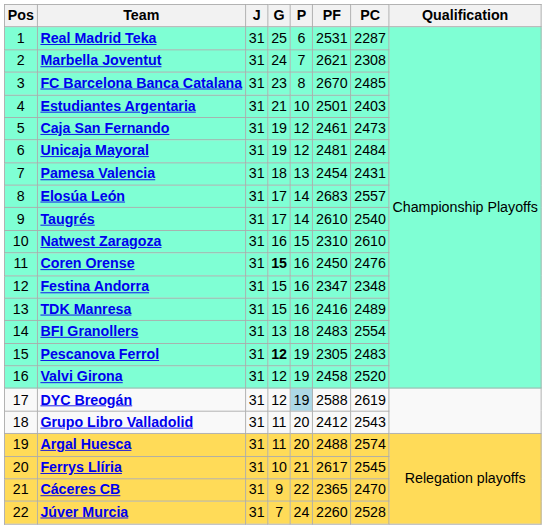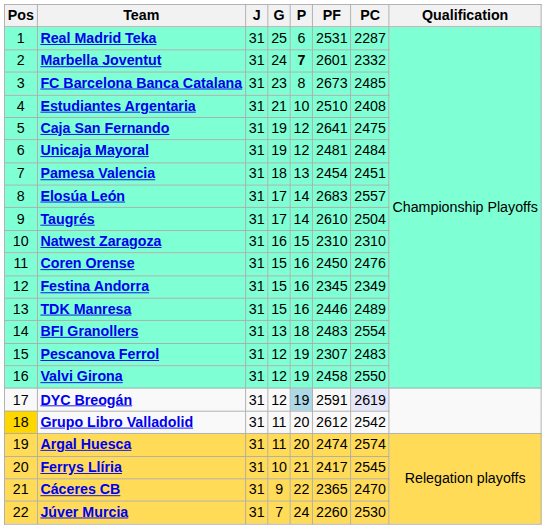(301, 60) normal -> (301, 60) bold
(332, 60) 2621 -> (332, 60) 2601
(370, 60) 2308 -> (370, 60) 2332
(332, 83) 2670 -> (332, 83) 2673
(332, 106) 2501 -> (332, 106) 2510
(370, 106) 2403 -> (370, 106) 2408
(332, 128) 2461 -> (332, 128) 2641
(370, 128) 2473 -> (370, 128) 2475
(370, 173) 2431 -> (370, 173) 2451
(370, 219) 2540 -> (370, 219) 2504
(370, 241) 2610 -> (370, 241) 2310
(279, 264) bold -> (279, 264) normal
(332, 286) 2347 -> (332, 286) 2345
(370, 286) 2348 -> (370, 286) 2349
(332, 309) 2416 -> (332, 309) 2446
(279, 354) bold -> (279, 354) normal
(332, 354) 2305 -> (332, 354) 2307
(370, 377) 2520 -> (370, 377) 2550
(332, 399) 2588 -> (332, 399) 2591
(370, 399) no background -> (370, 399) lavender background
(21, 422) no background -> (21, 422) gold background
(332, 422) 2412 -> (332, 422) 2612
(370, 422) 2543 -> (370, 422) 2542
(332, 444) 2488 -> (332, 444) 2474
(332, 467) 2617 -> (332, 467) 2417
(370, 512) 2528 -> (370, 512) 2530
